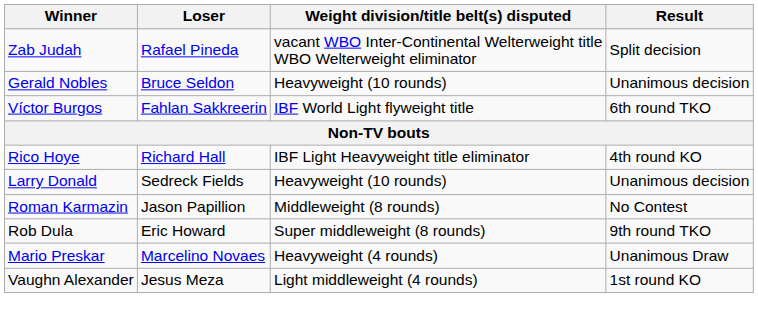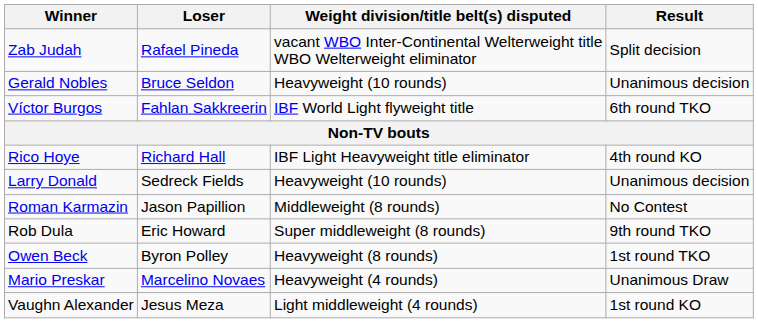+ row: (48, 255)
